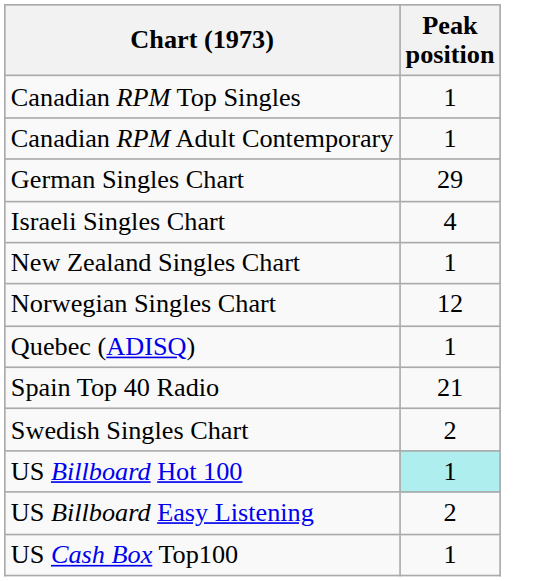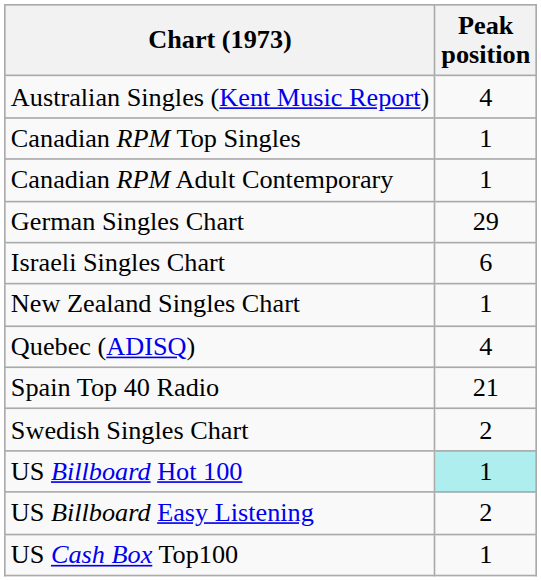+ row: (220, 96)
(450, 221) 4 -> (486, 262) 6
- row: (144, 304)
(450, 346) 1 -> (486, 346) 4
